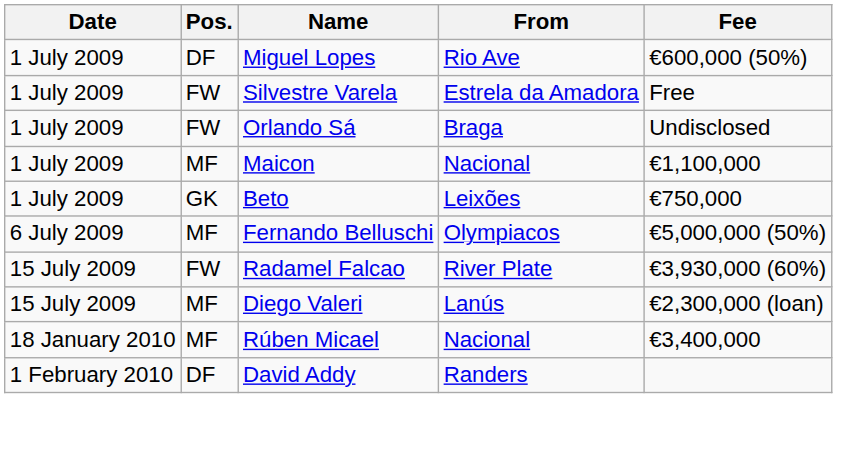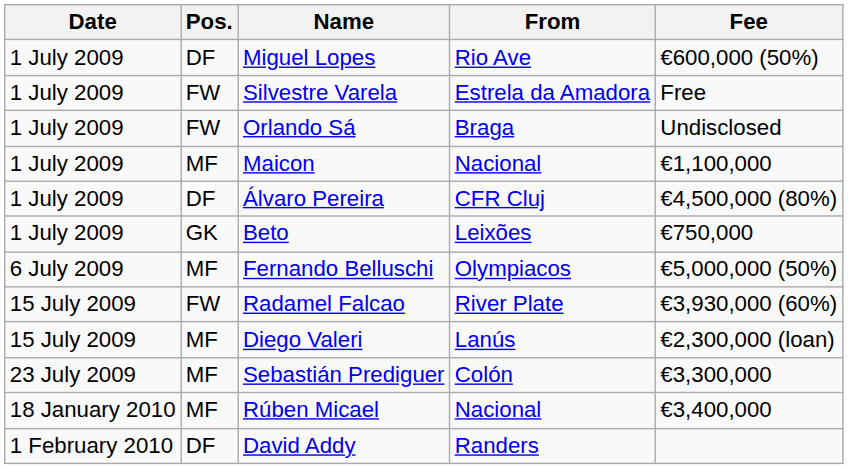+ row: (313, 198)
+ row: (344, 374)
